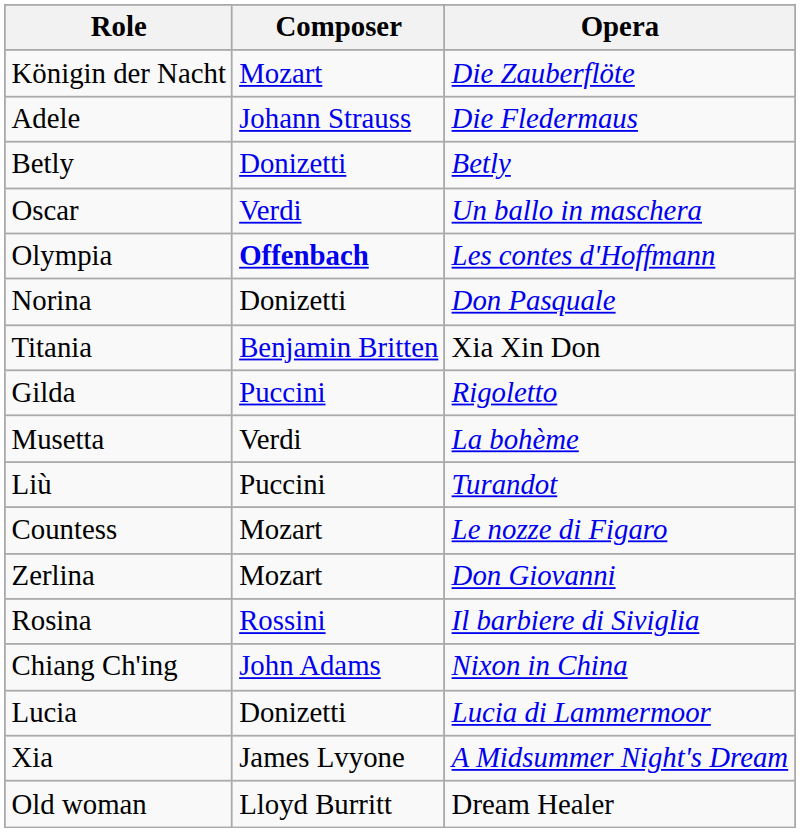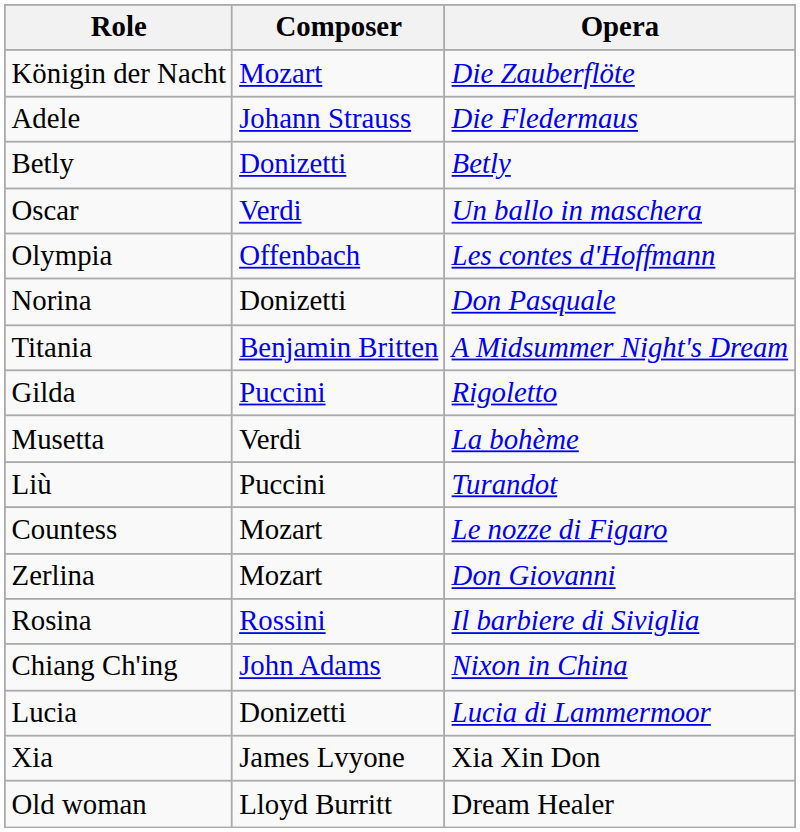(304, 255) bold -> (300, 255) normal
(526, 347) Xia Xin Don -> (620, 347) A Midsummer Night's Dream
(620, 758) A Midsummer Night's Dream -> (526, 758) Xia Xin Don
